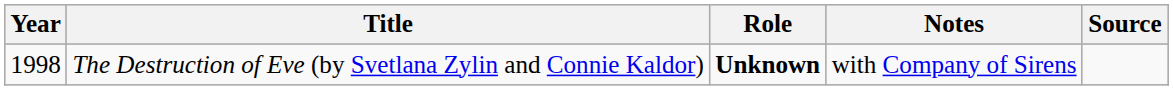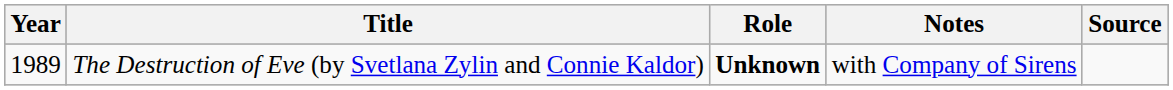(36, 64) 1998 -> (36, 64) 1989
